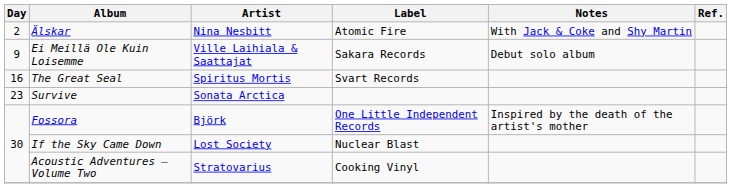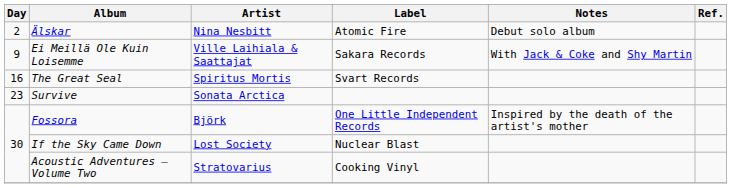(591, 31) With Jack & Coke and Shy Martin -> (543, 31) Debut solo album
(543, 55) Debut solo album -> (591, 55) With Jack & Coke and Shy Martin
